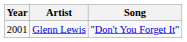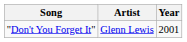columns swapped: (17, 12) <-> (135, 12)
